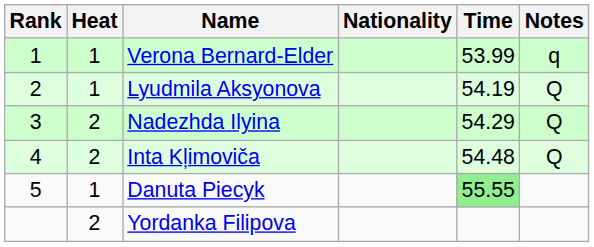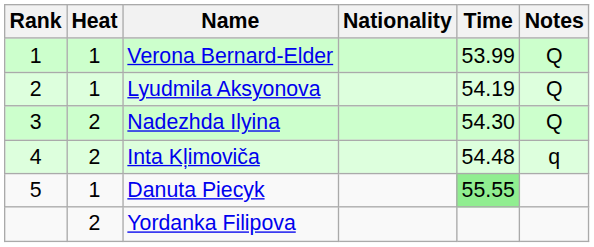(554, 55) q -> (554, 55) Q
(488, 122) 54.29 -> (488, 122) 54.30
(554, 156) Q -> (554, 156) q
